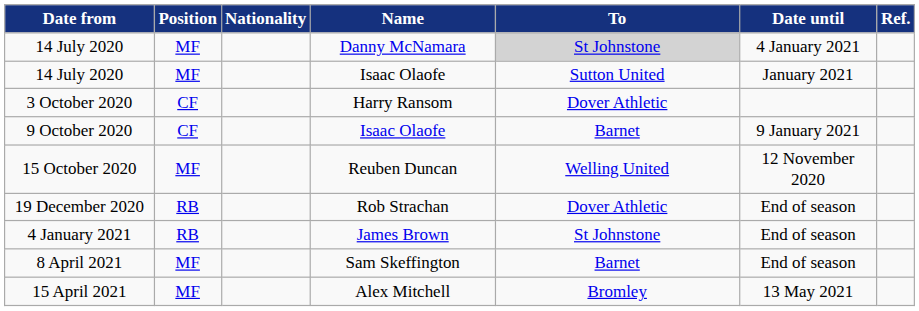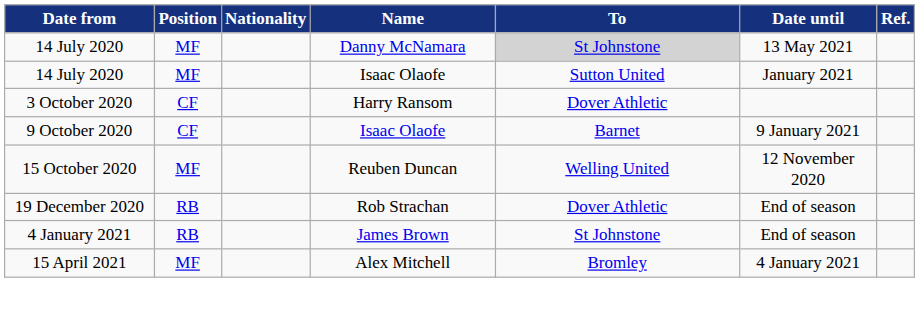(808, 46) 4 January 2021 -> (808, 46) 13 May 2021
- row: (79, 263)
(808, 291) 13 May 2021 -> (808, 263) 4 January 2021
